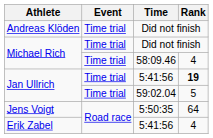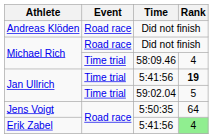(105, 29) Time trial -> (108, 29) Road race
(105, 45) Time trial -> (108, 45) Road race
(193, 126) no background -> (193, 126) lightgreen background
